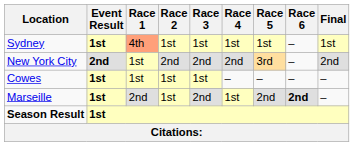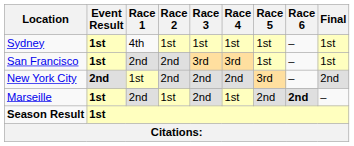(136, 43) lightsalmon background -> (136, 43) no background
+ row: (43, 61)
- row: (24, 79)
